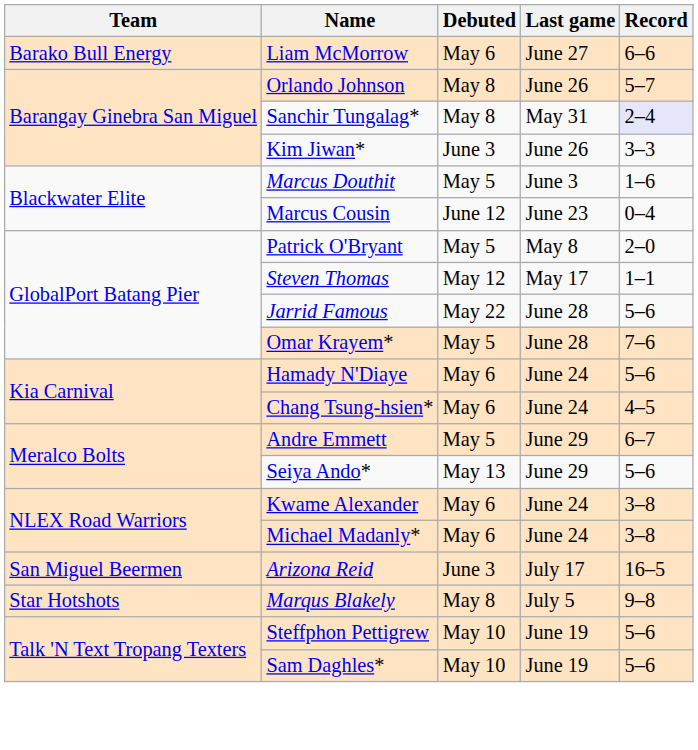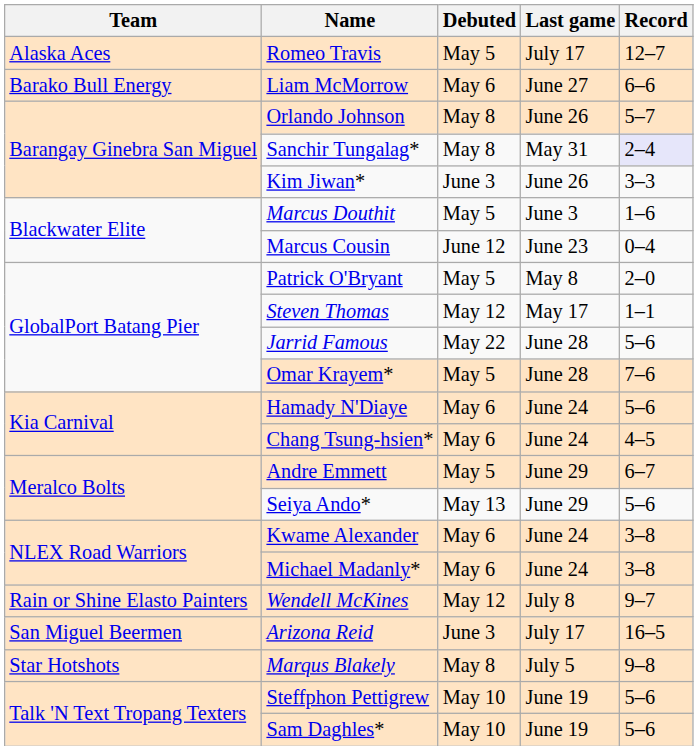+ row: (324, 52)
+ row: (337, 600)
